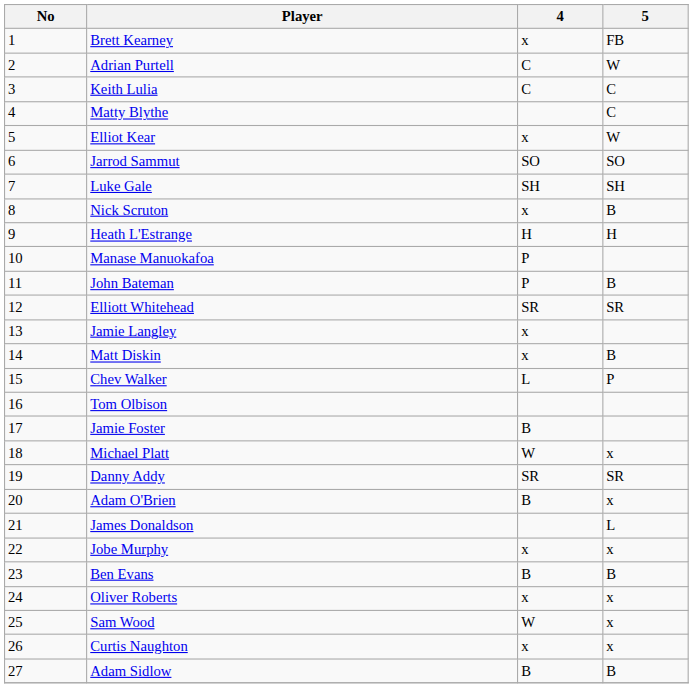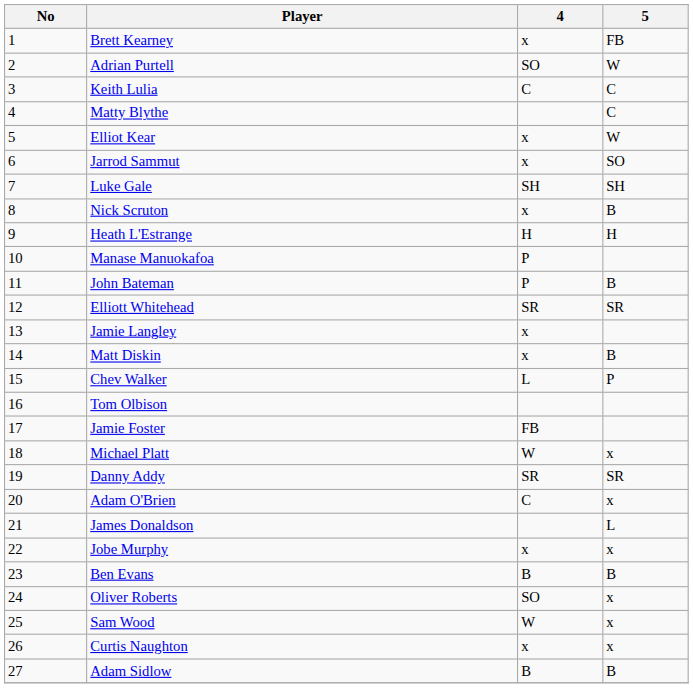(526, 64) C -> (531, 64) SO
(531, 161) SO -> (525, 161) x
(526, 428) B -> (530, 428) FB
(526, 500) B -> (526, 500) C
(525, 597) x -> (531, 597) SO
